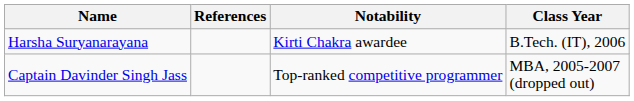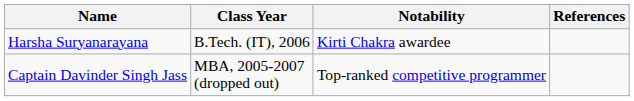columns swapped: (567, 16) <-> (230, 16)
